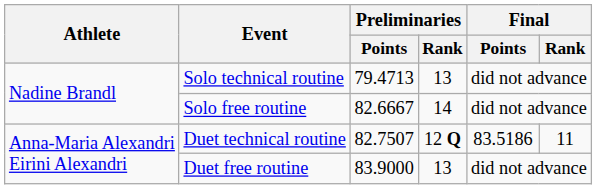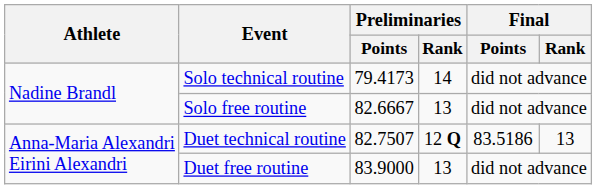(384, 78) 79.4713 -> (384, 78) 79.4173
(442, 78) 13 -> (442, 78) 14
(442, 108) 14 -> (442, 108) 13
(565, 138) 11 -> (565, 138) 13
